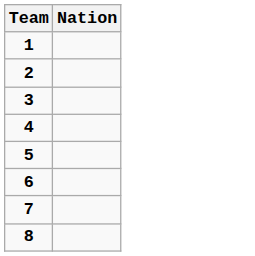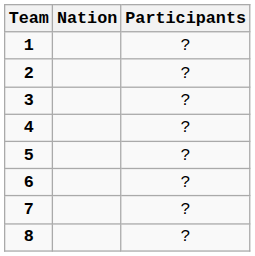+ column: (186, 18)
